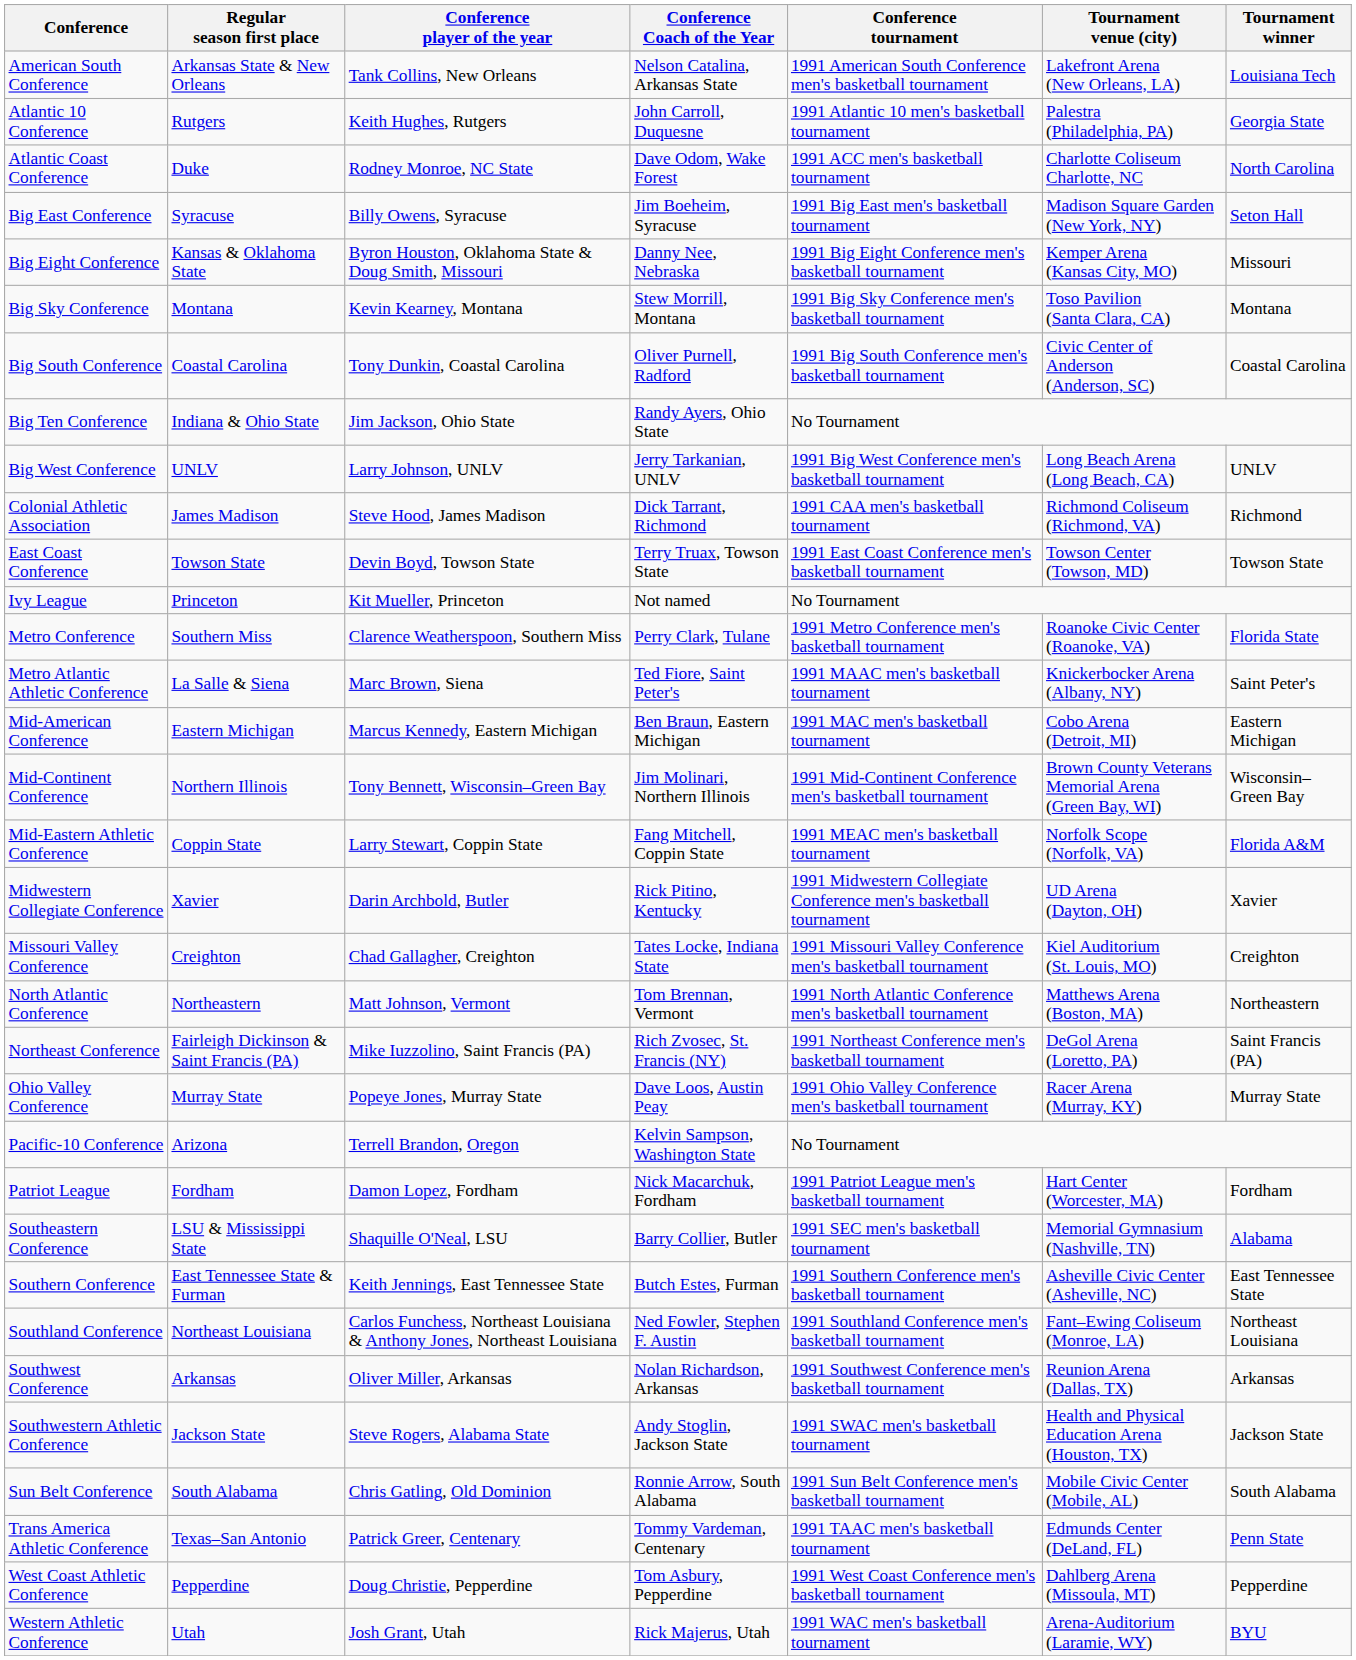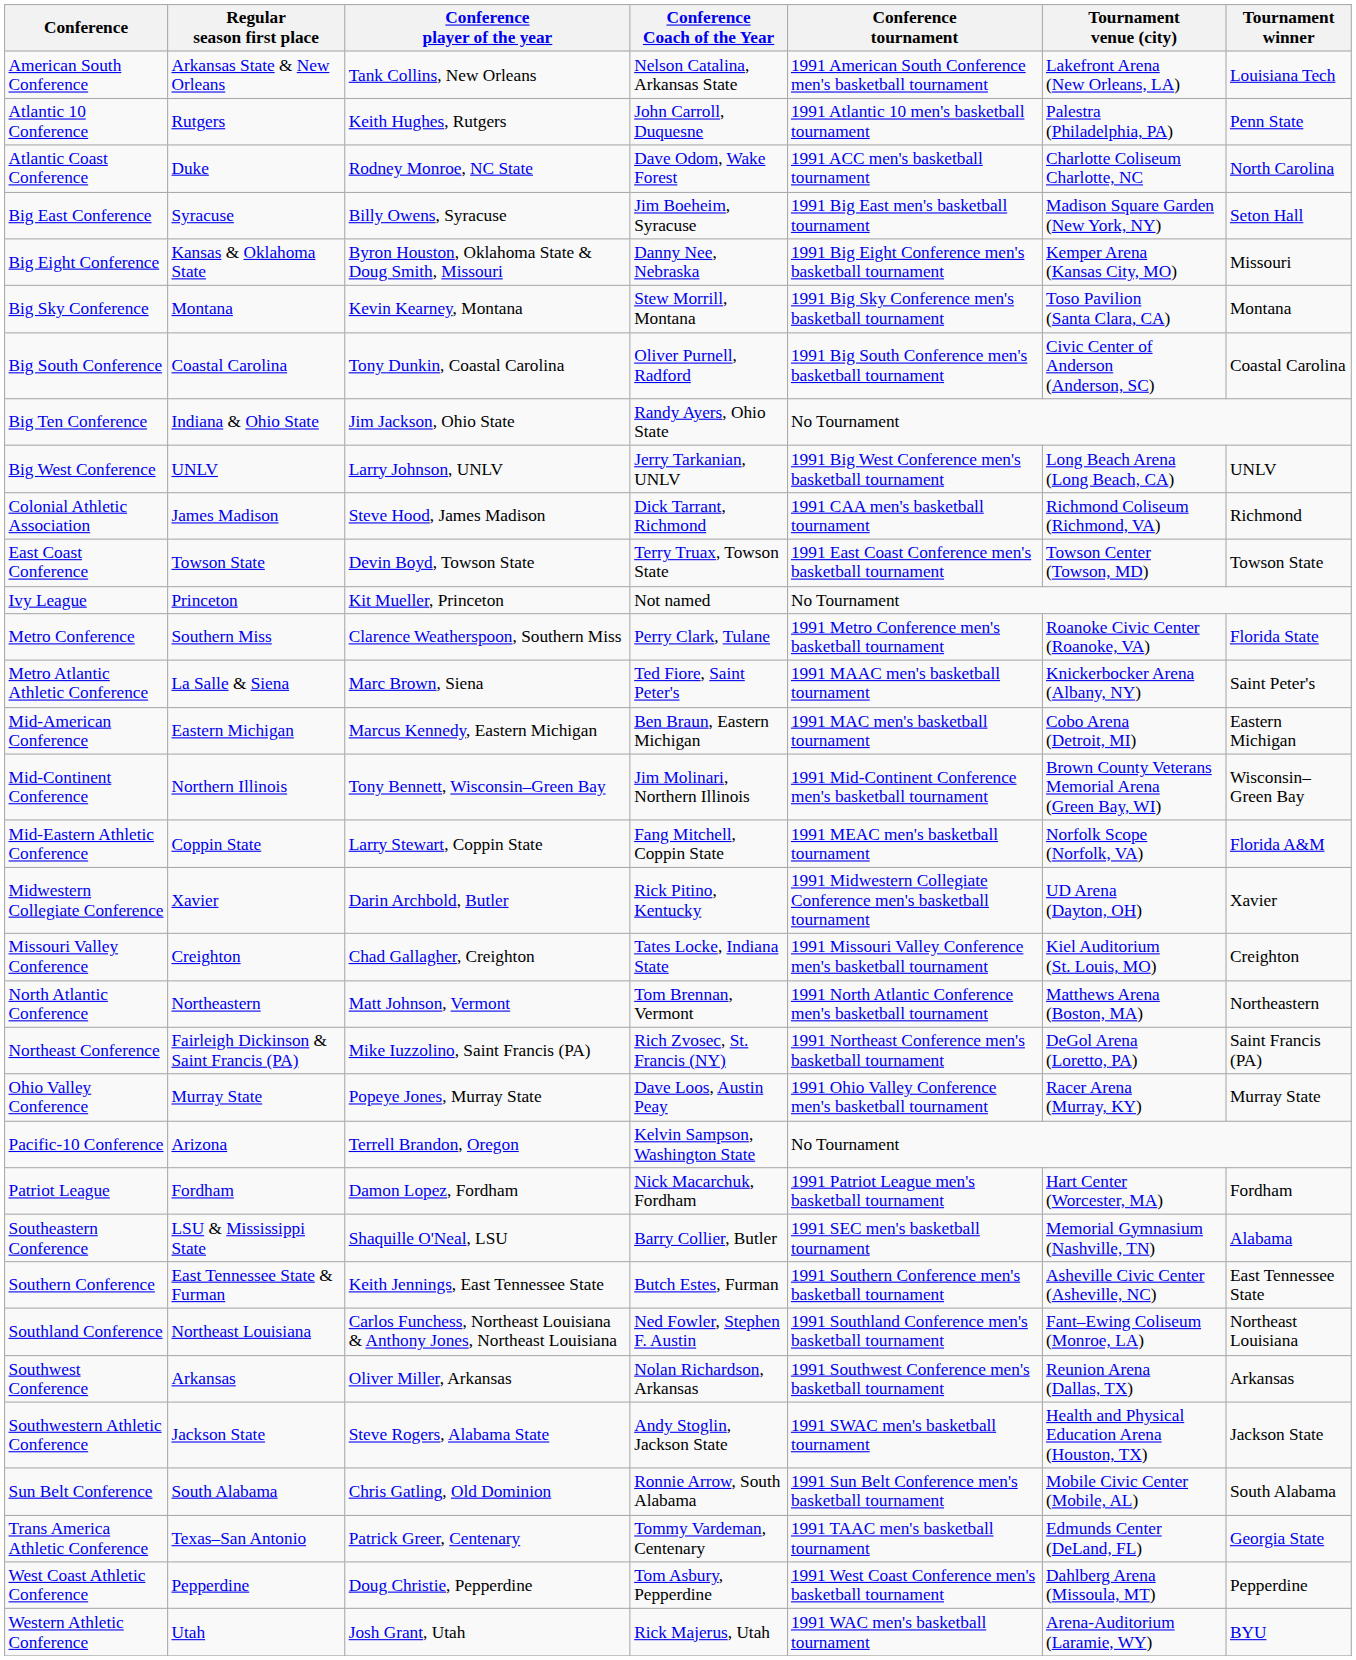(1277, 121) Georgia State -> (1267, 121) Penn State
(1267, 1538) Penn State -> (1277, 1538) Georgia State
